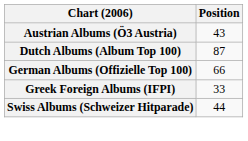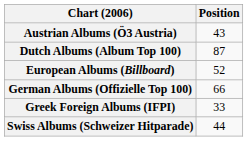+ row: (100, 70)
